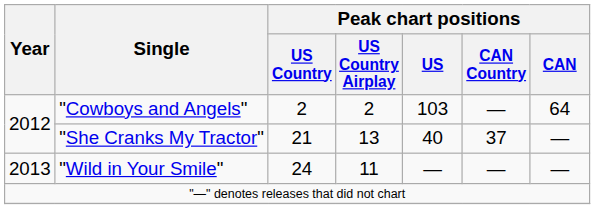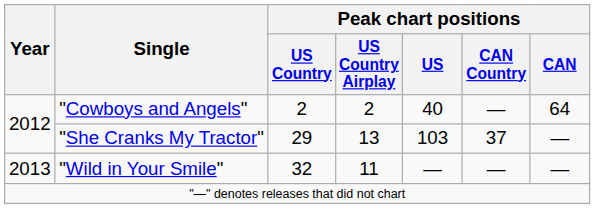(433, 109) 103 -> (433, 109) 40
(302, 138) 21 -> (302, 138) 29
(433, 138) 40 -> (433, 138) 103
(302, 168) 24 -> (302, 168) 32
